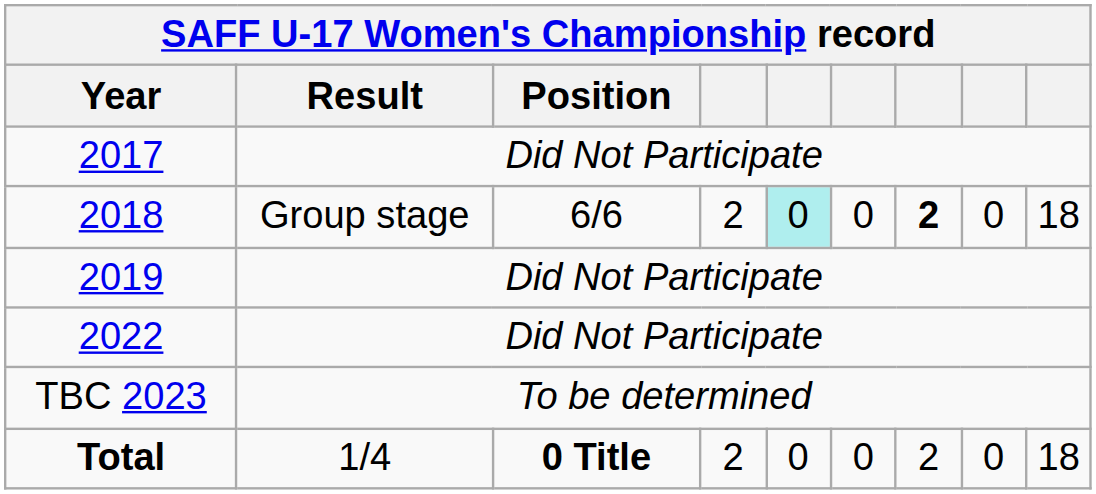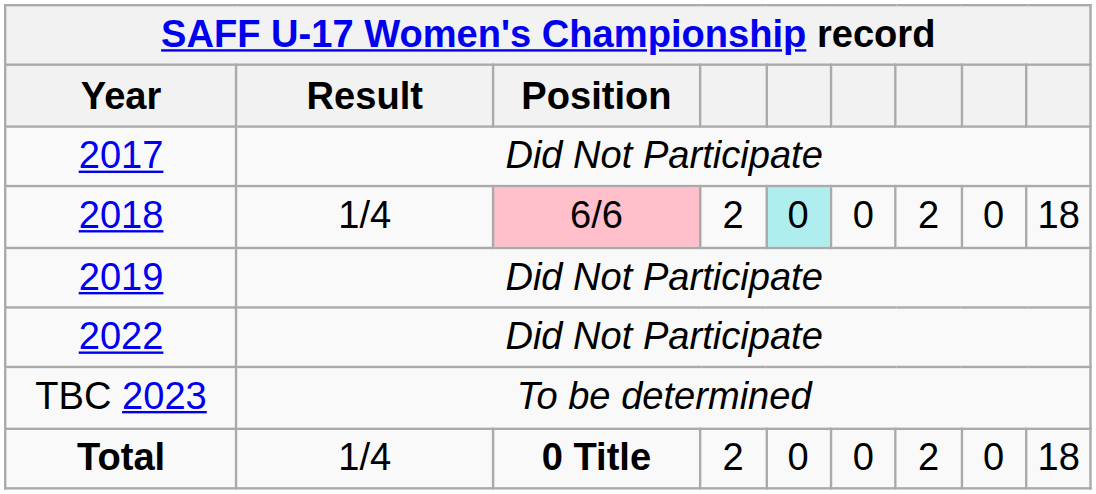(365, 215) Group stage -> (365, 215) 1/4
(596, 215) no background -> (596, 215) pink background
(928, 215) bold -> (928, 215) normal
